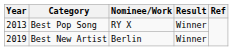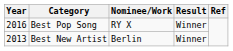(17, 25) 2013 -> (17, 25) 2016
(17, 39) 2019 -> (17, 39) 2013
